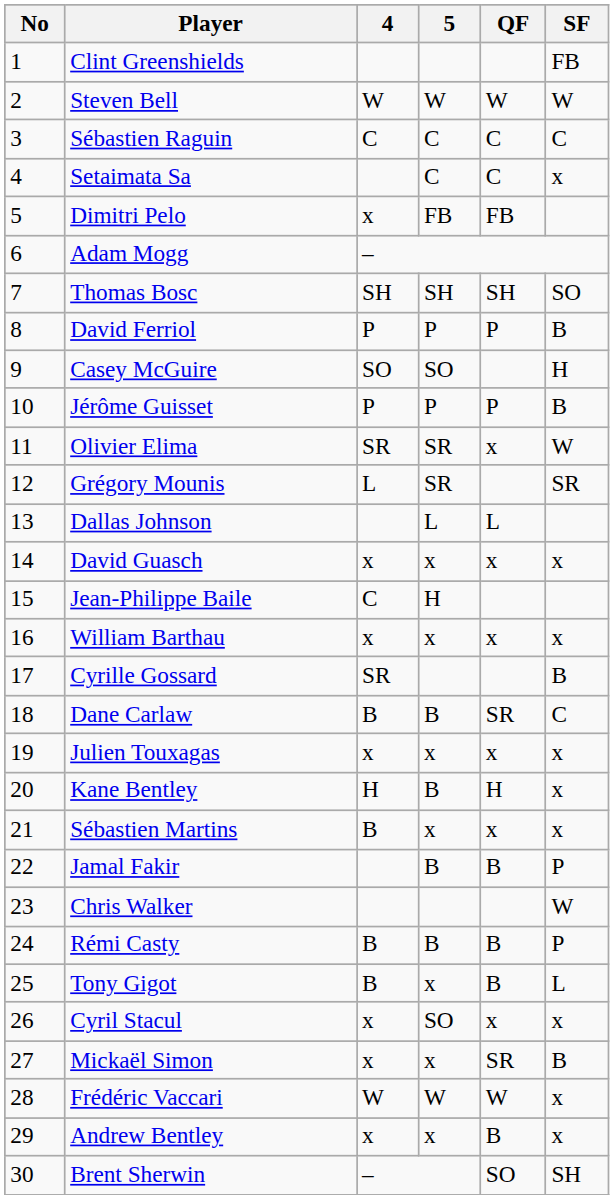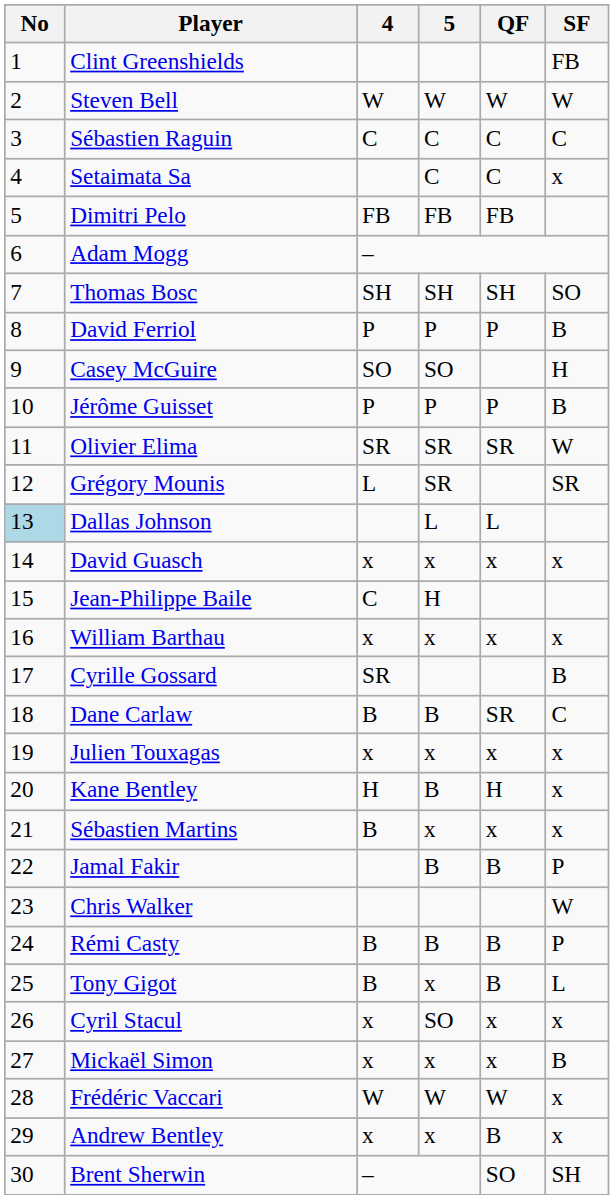(368, 215) x -> (376, 215) FB
(492, 445) x -> (500, 445) SR
(22, 522) no background -> (22, 522) lightblue background
(500, 1059) SR -> (492, 1059) x
